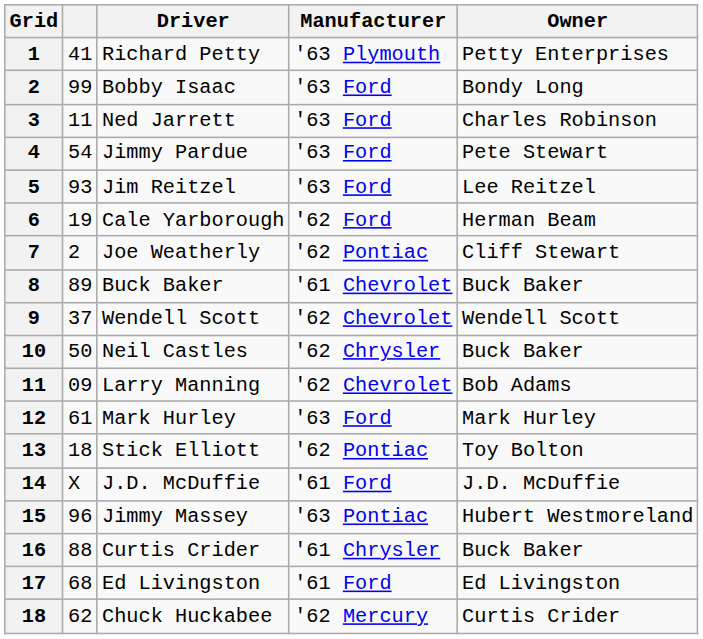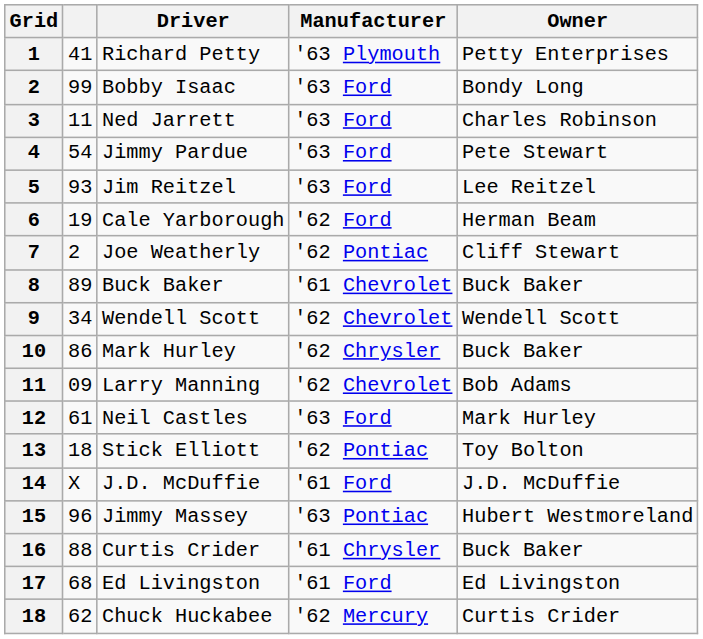(80, 319) 37 -> (80, 319) 34
(80, 352) 50 -> (80, 352) 86
(175, 352) Neil Castles -> (169, 352) Mark Hurley
(169, 418) Mark Hurley -> (175, 418) Neil Castles
